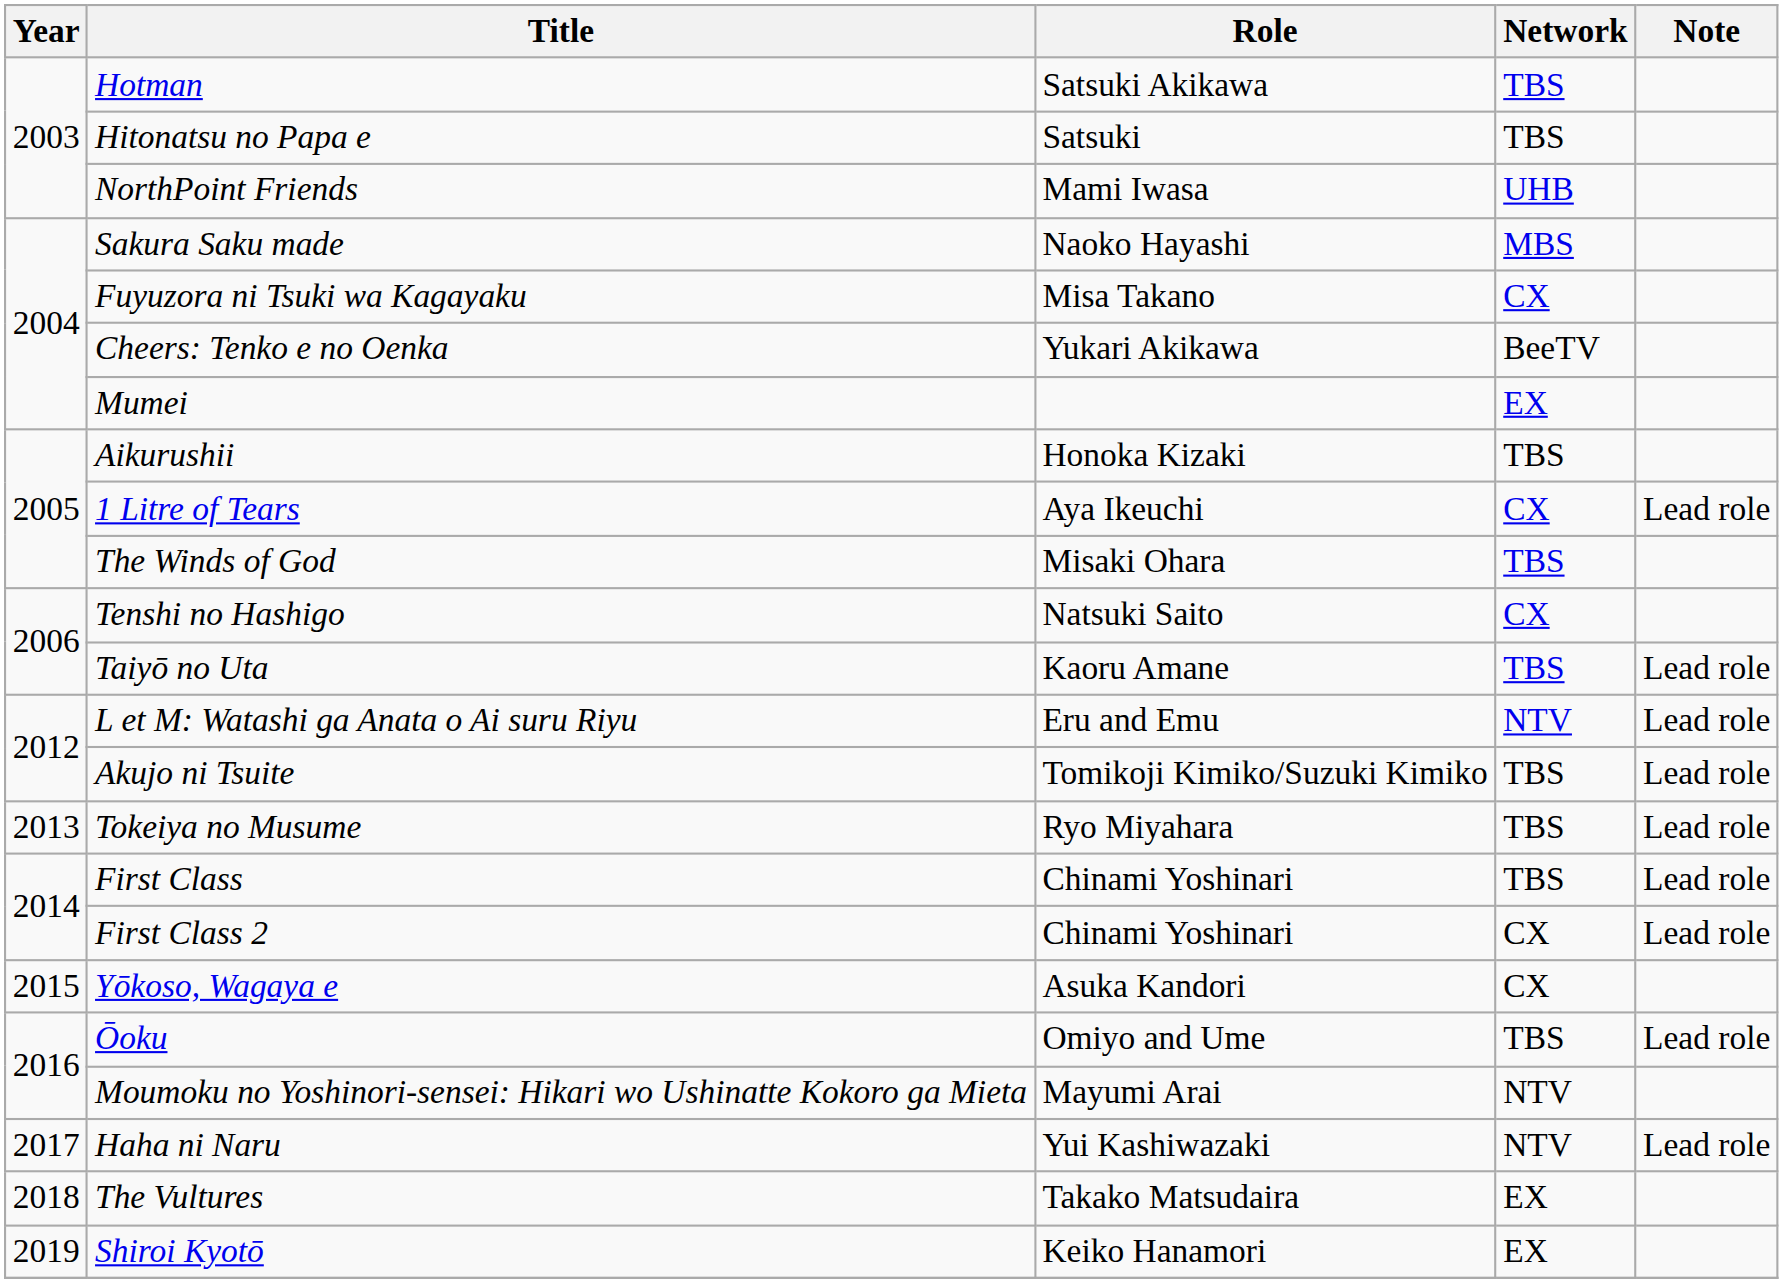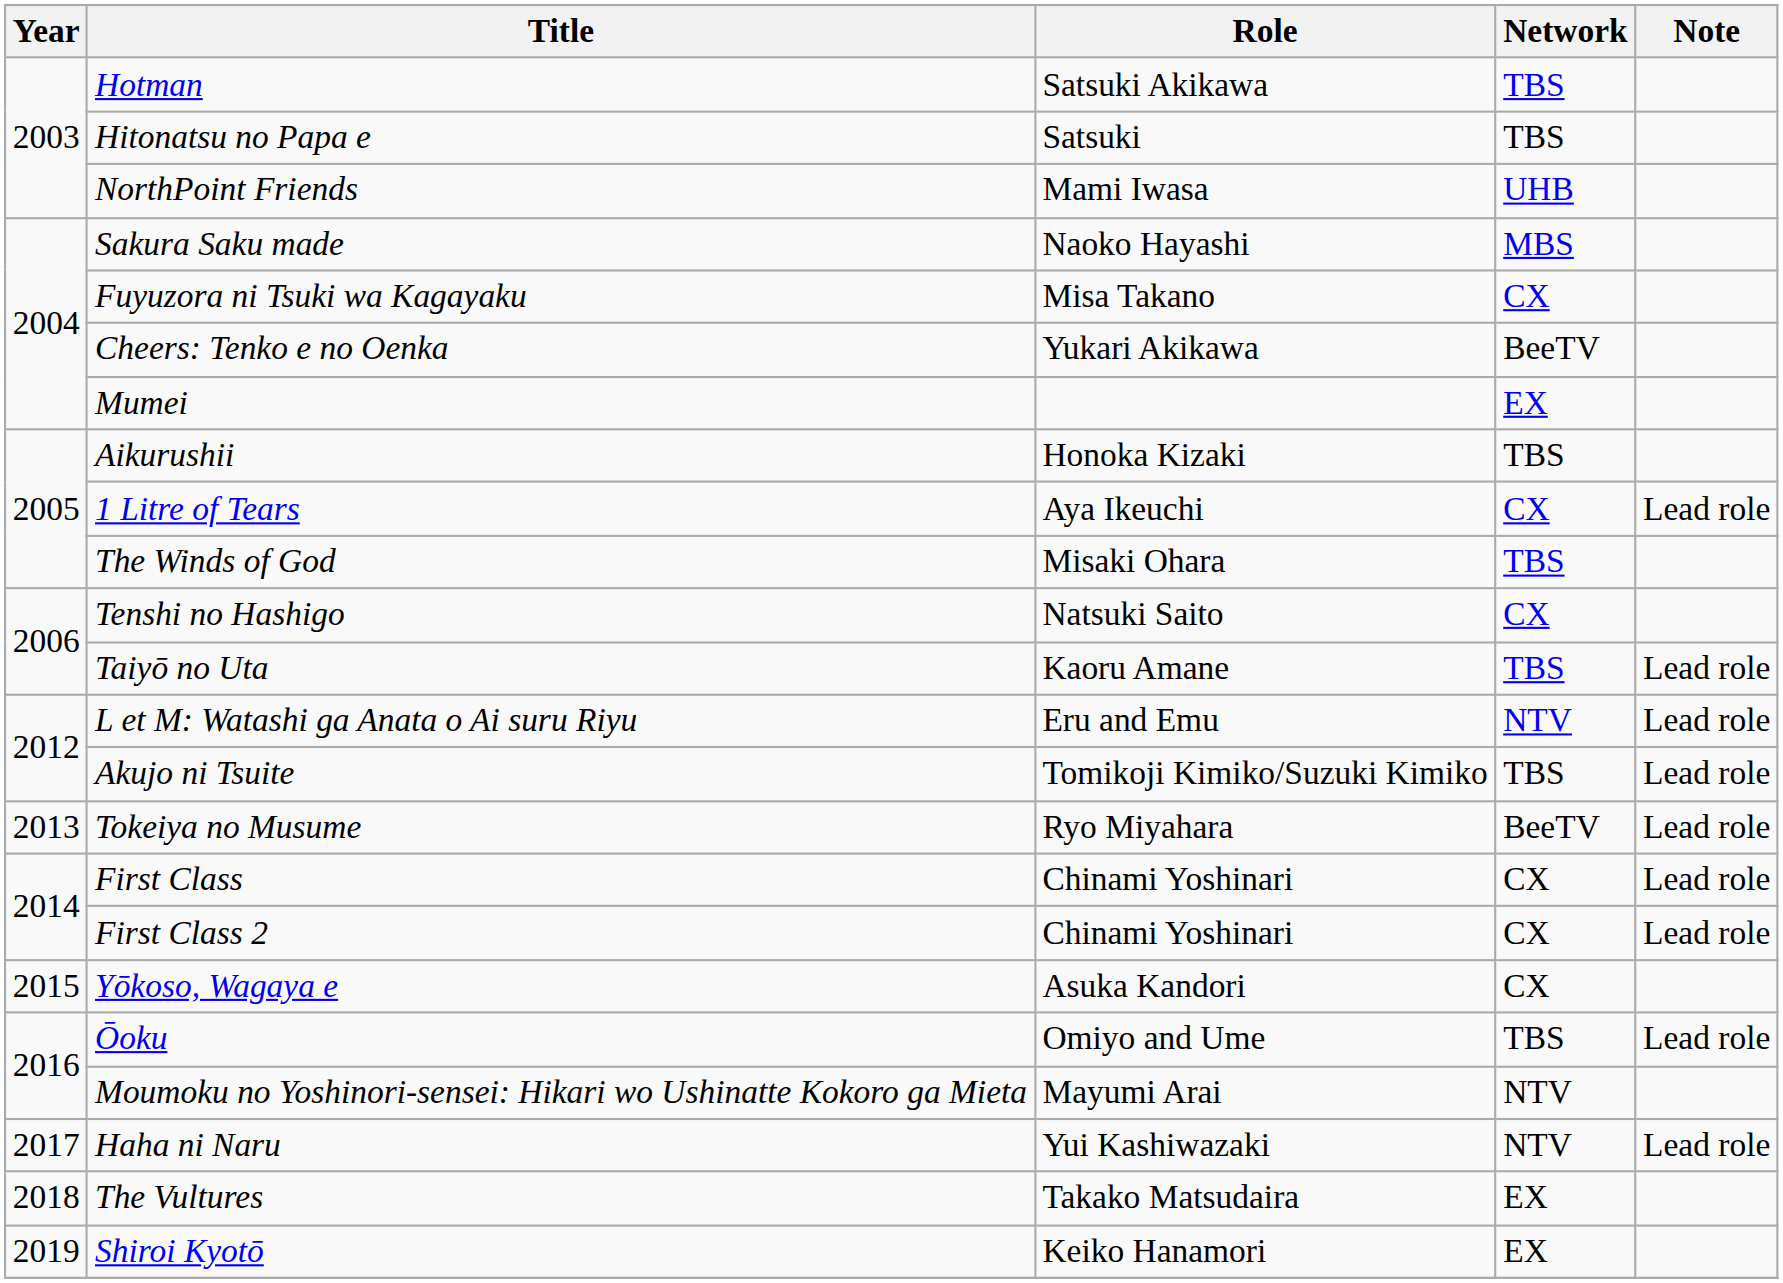(1534, 826) TBS -> (1551, 826) BeeTV
(1534, 879) TBS -> (1526, 879) CX
